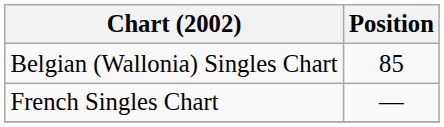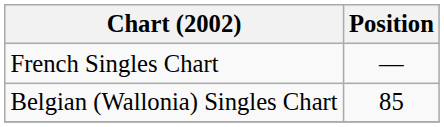rows swapped: (174, 63) <-> (114, 102)
